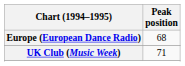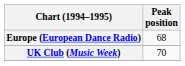(162, 53) 71 -> (162, 53) 70
